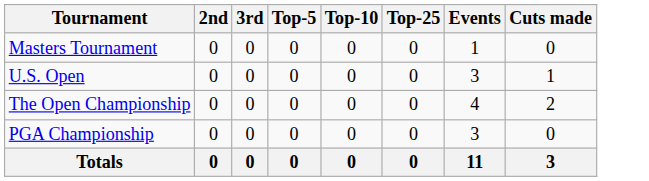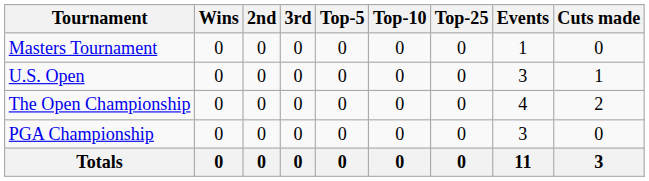+ column: (219, 18)
